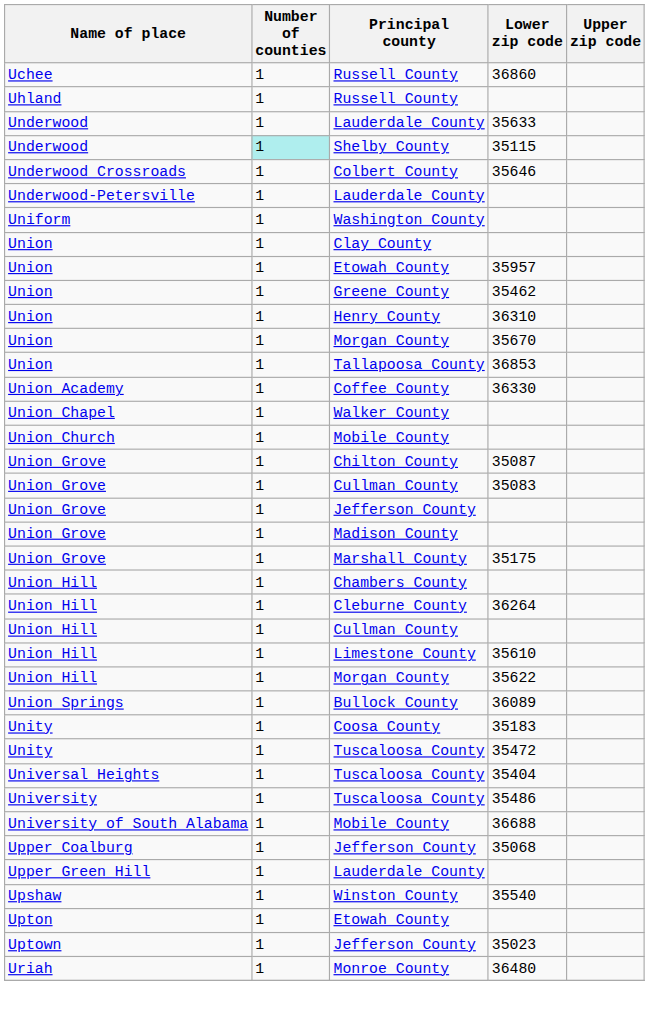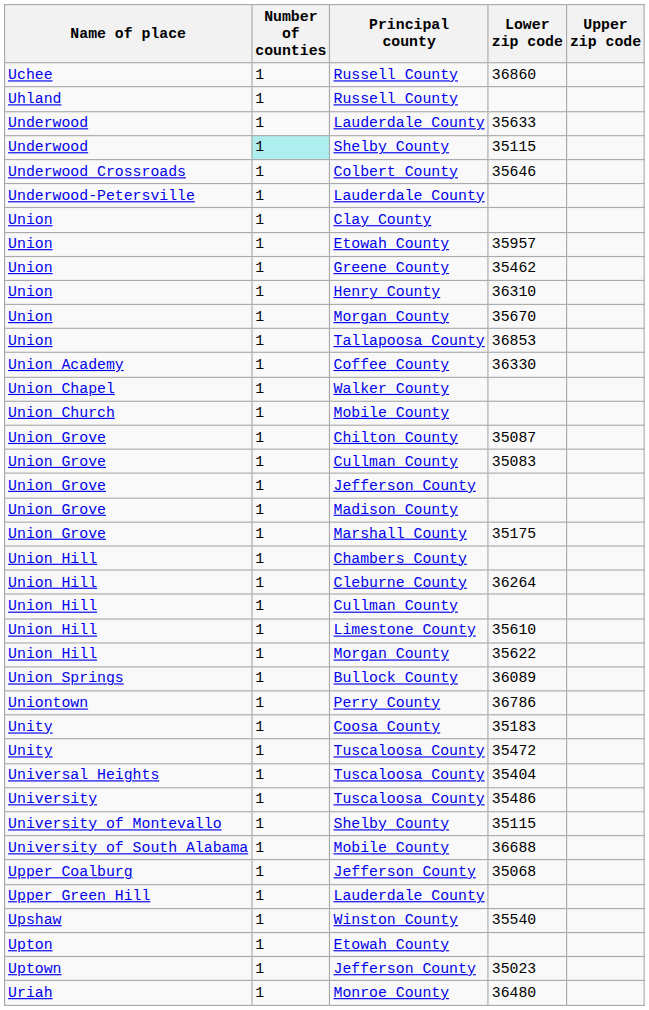- row: (39, 220)
+ row: (48, 703)
+ row: (115, 824)
